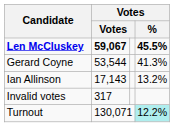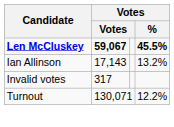- row: (40, 63)
(152, 113) paleturquoise background -> (152, 96) no background
